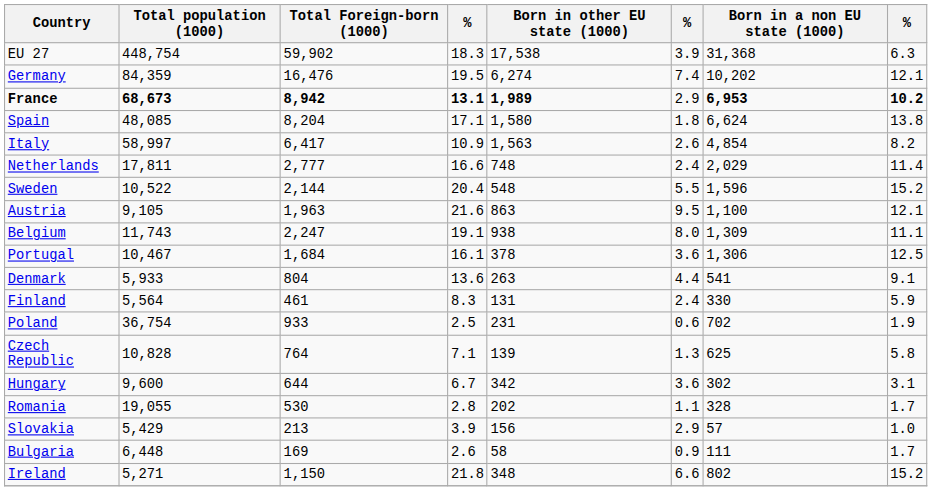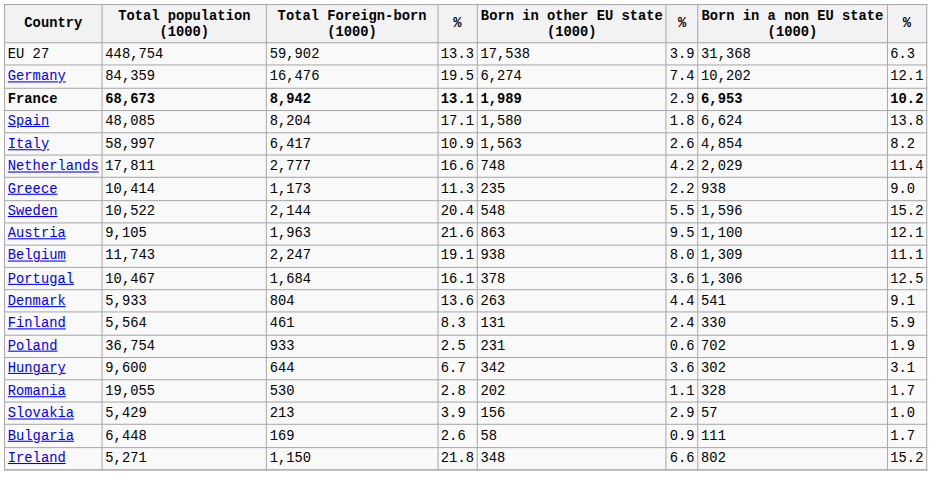(467, 54) 18.3 -> (457, 54) 13.3
(687, 166) 2.4 -> (682, 166) 4.2
+ row: (33, 189)
- row: (41, 354)
